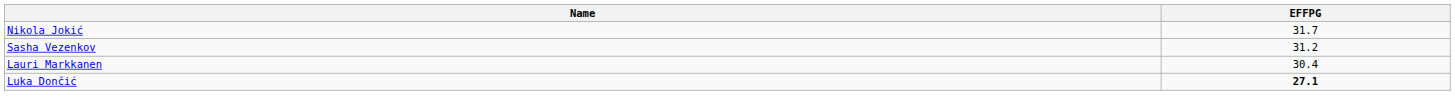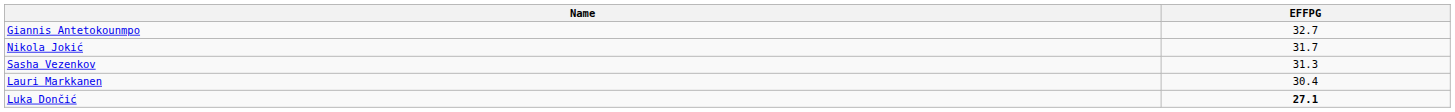+ row: (73, 30)
(1305, 47) 31.2 -> (1305, 64) 31.3
